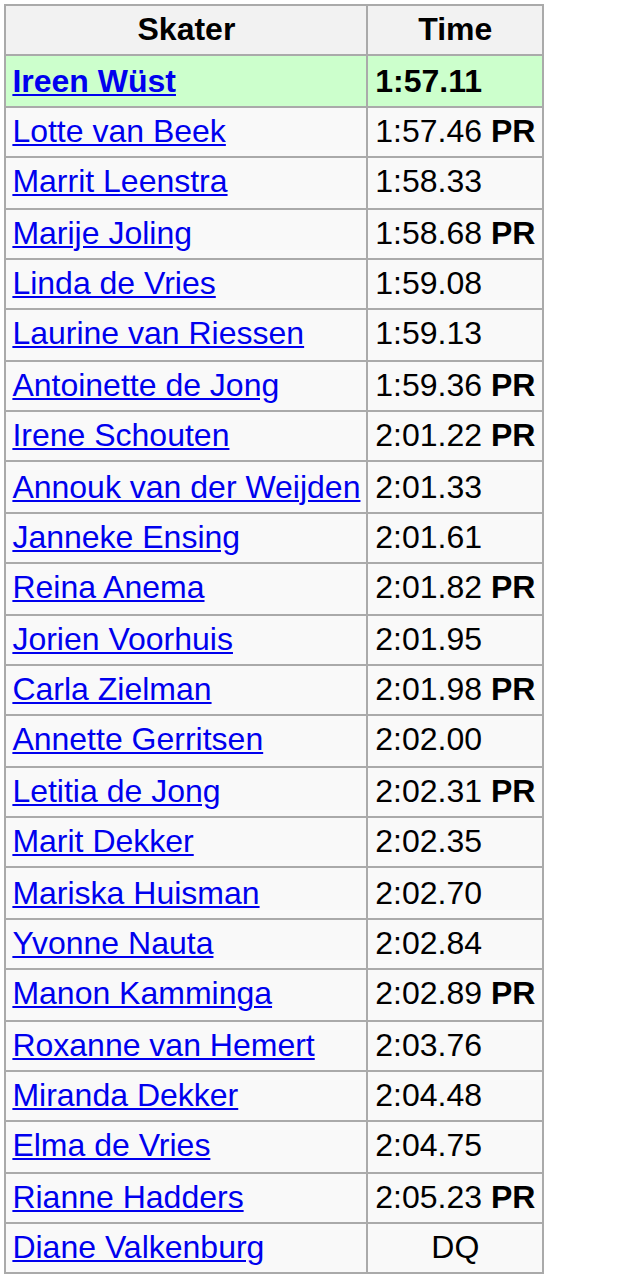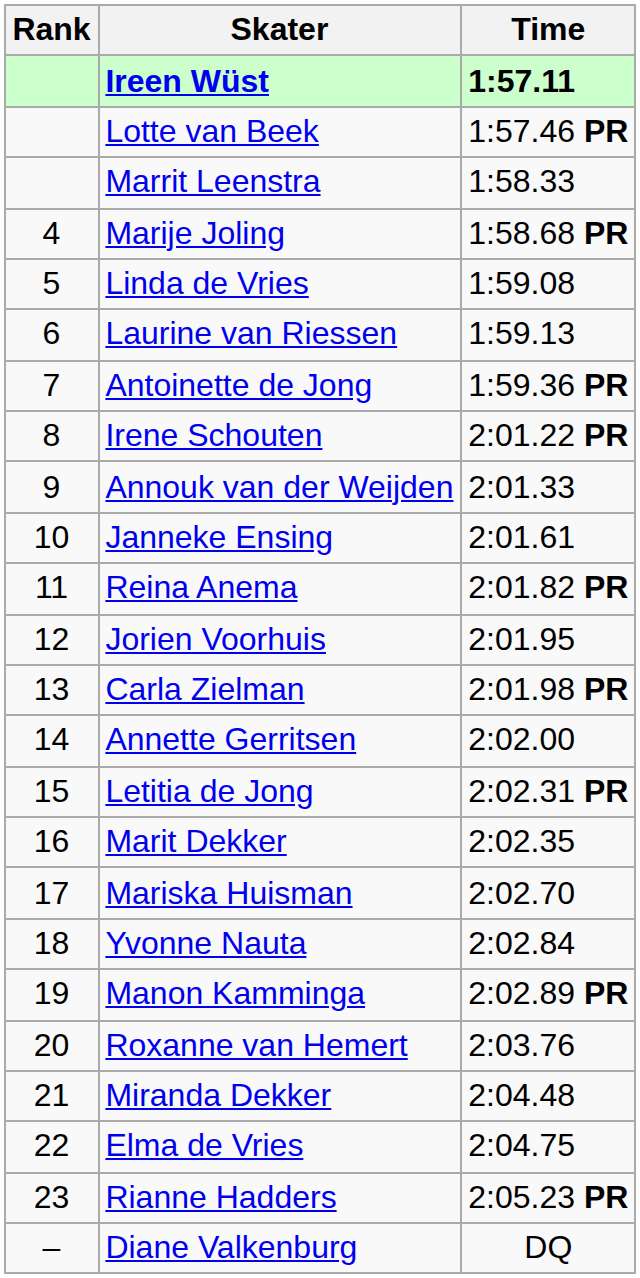+ column: (52, 29)
